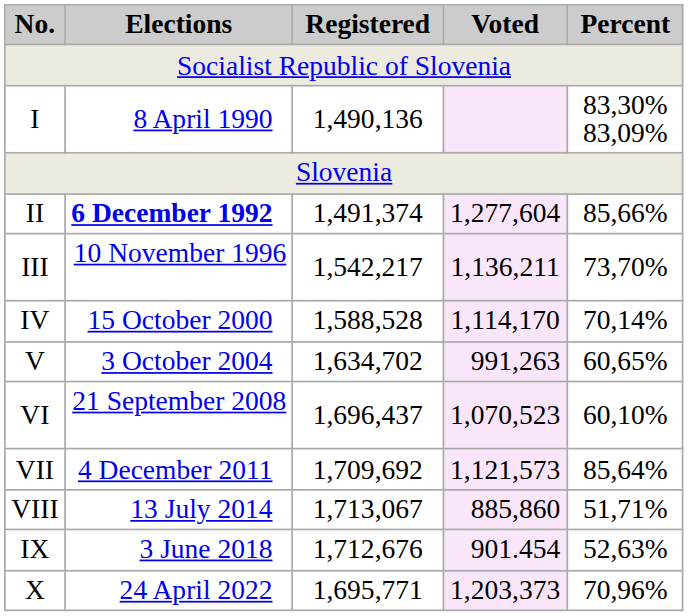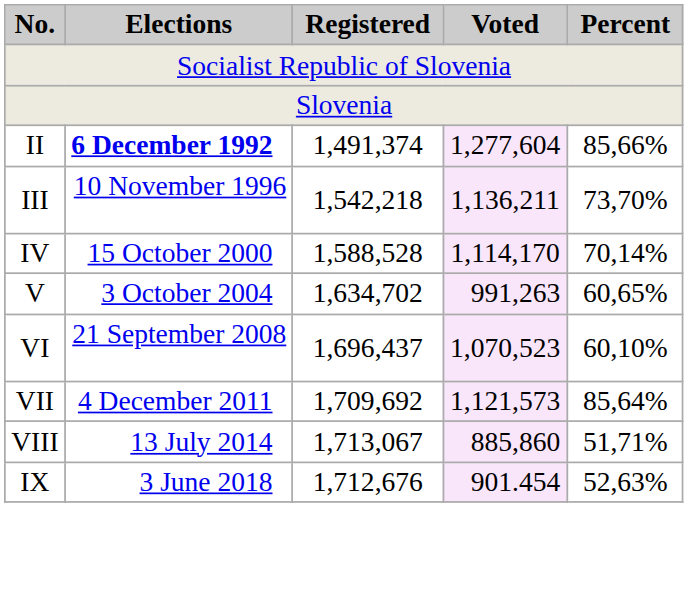- row: (35, 118)
(368, 266) 1,542,217 -> (368, 199) 1,542,218
- row: (35, 589)
